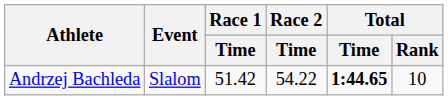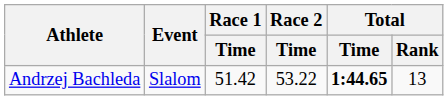(296, 80) 54.22 -> (296, 80) 53.22
(417, 80) 10 -> (417, 80) 13
